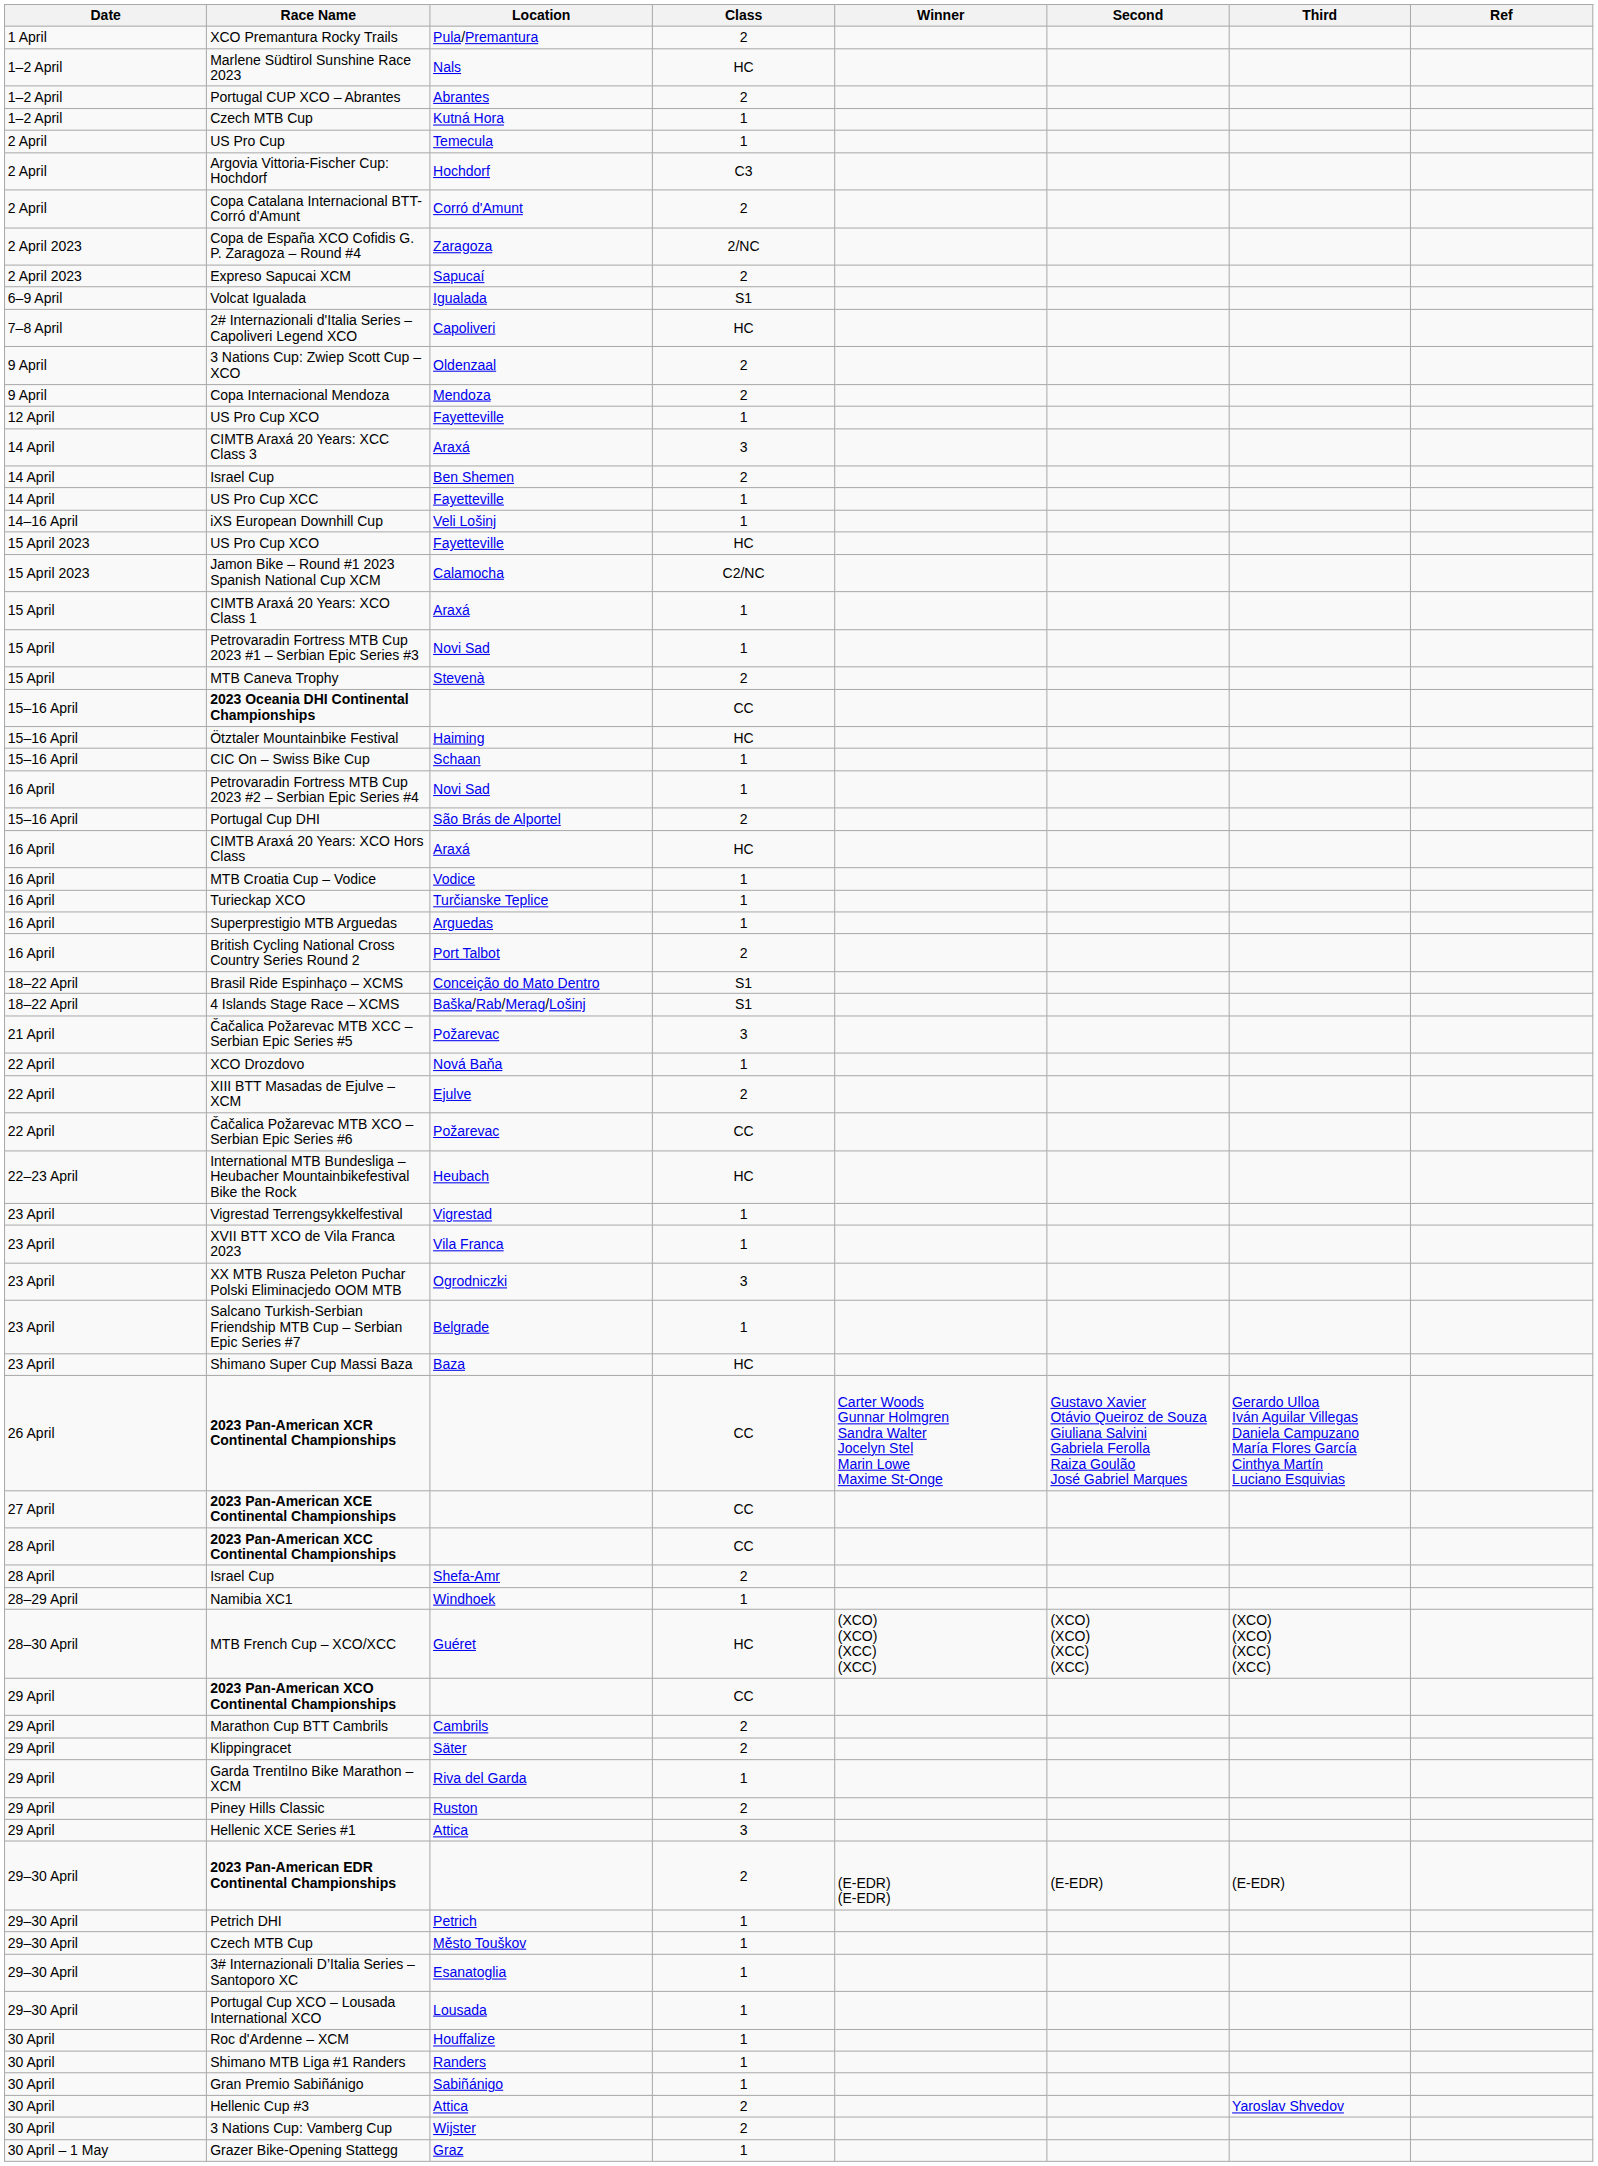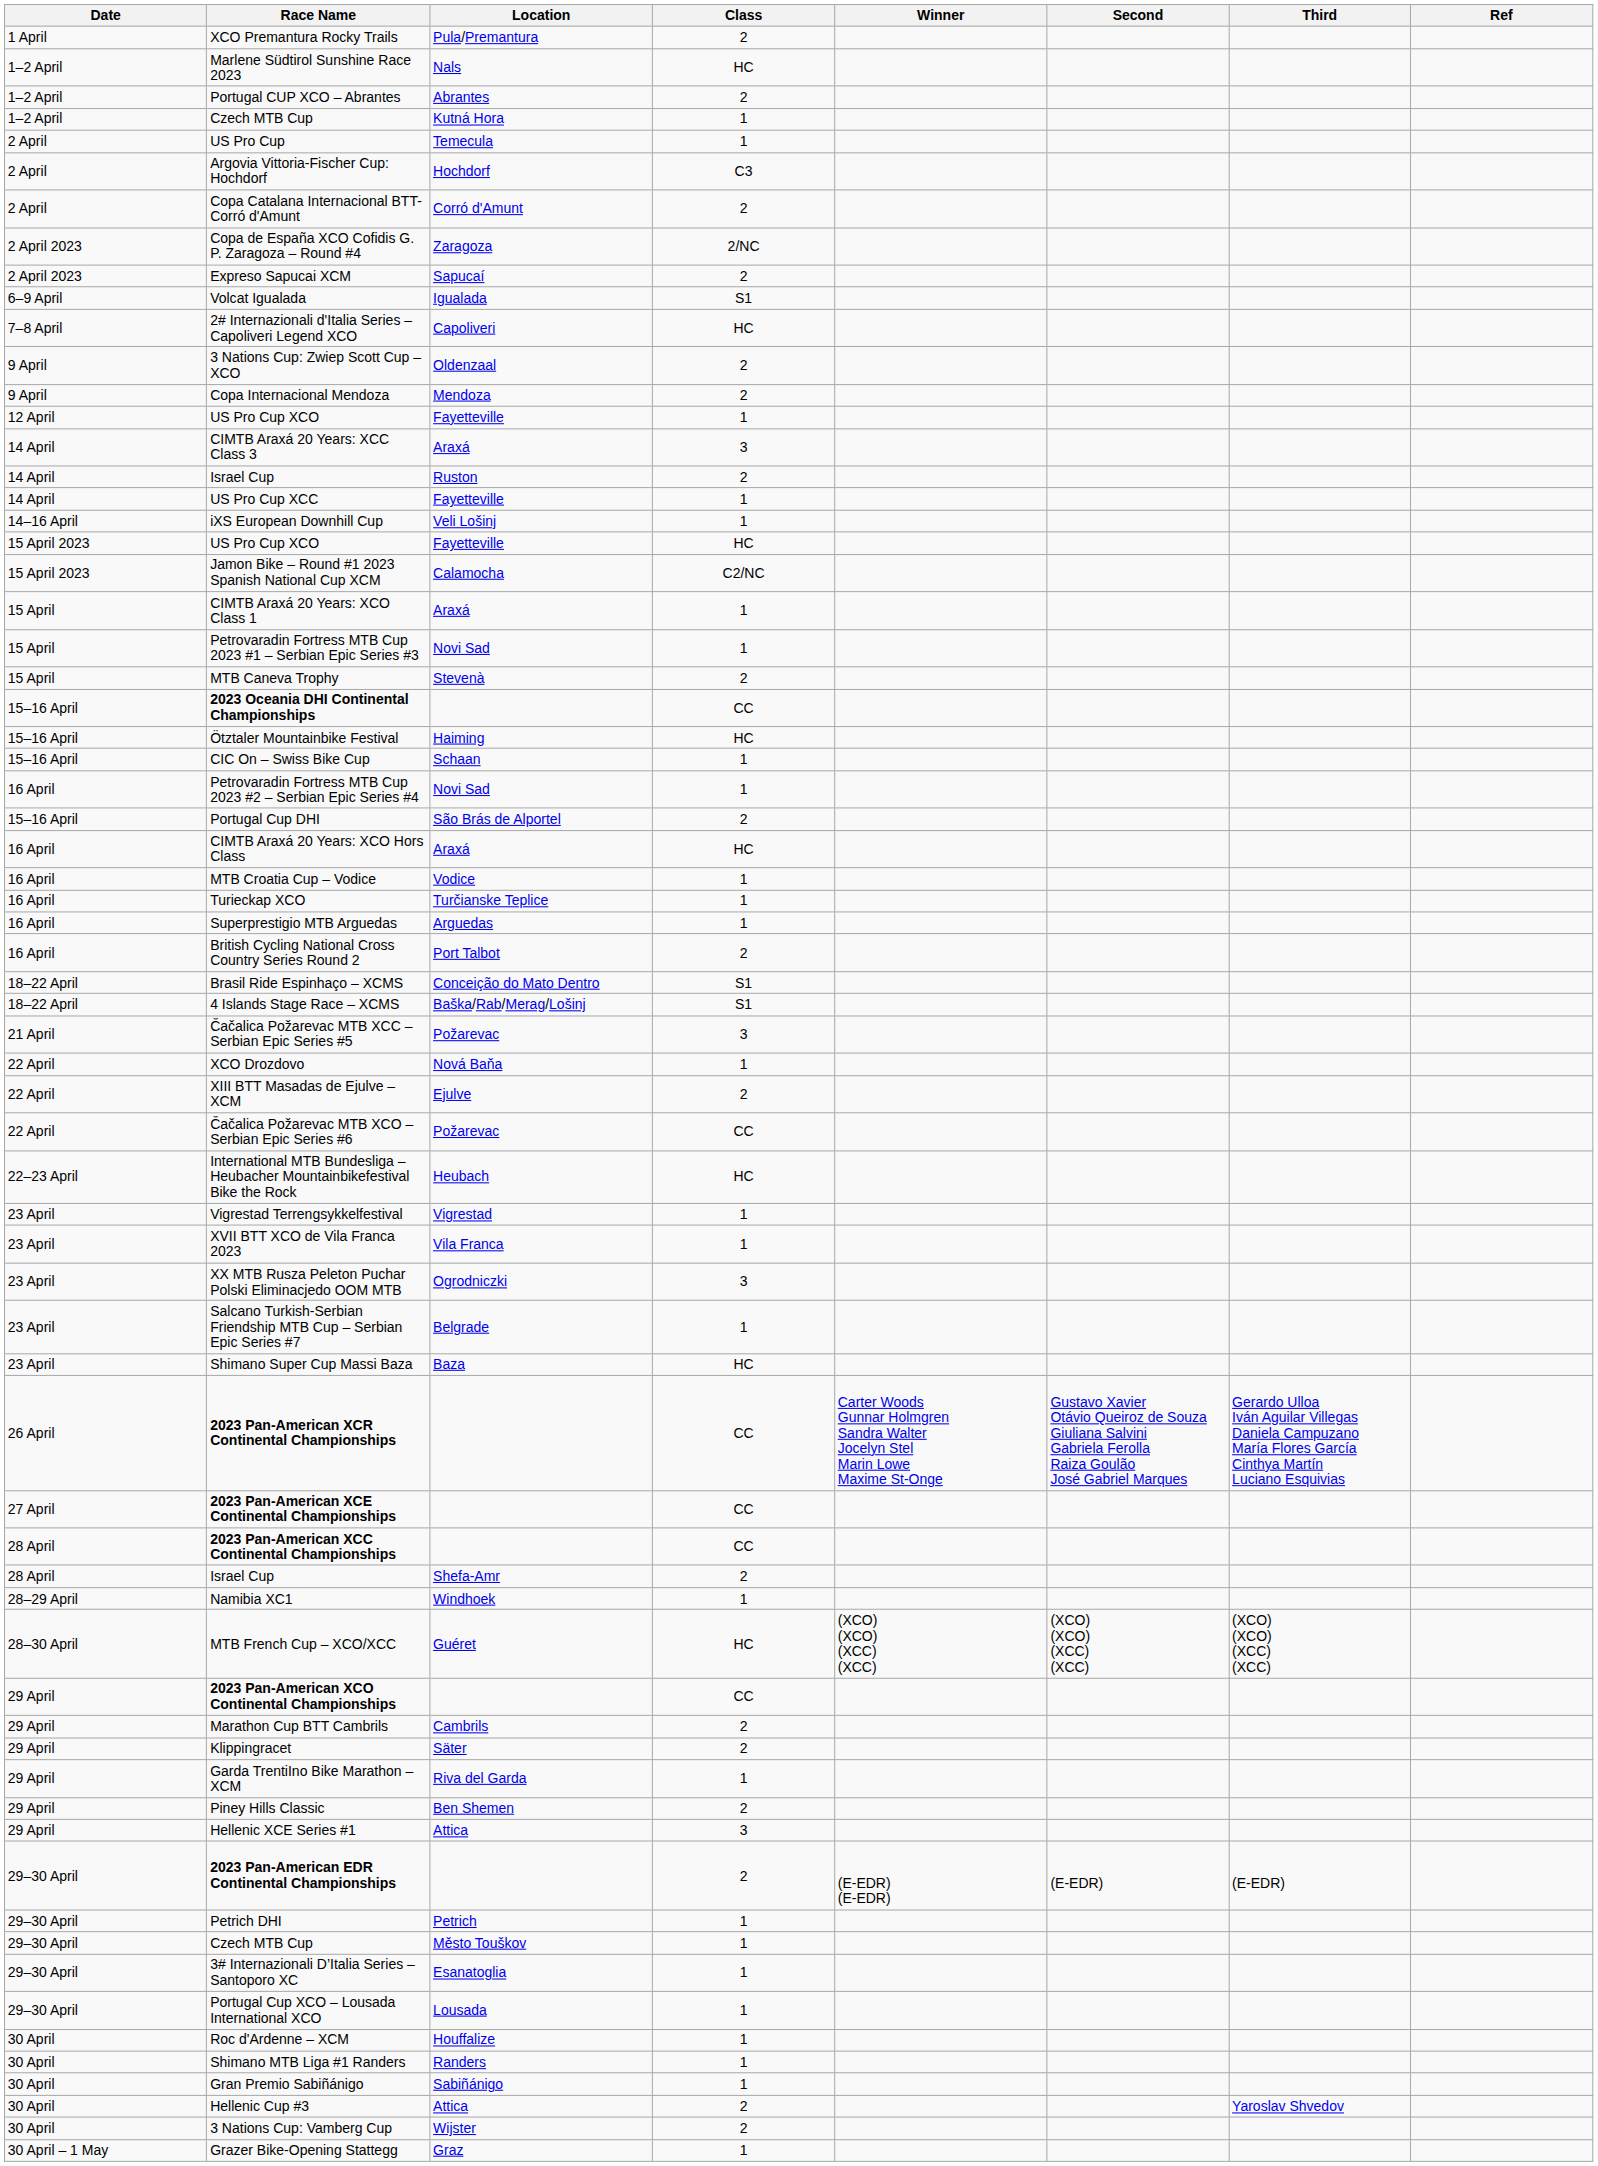(474, 477) Ben Shemen -> (455, 477) Ruston
(455, 1808) Ruston -> (474, 1808) Ben Shemen
